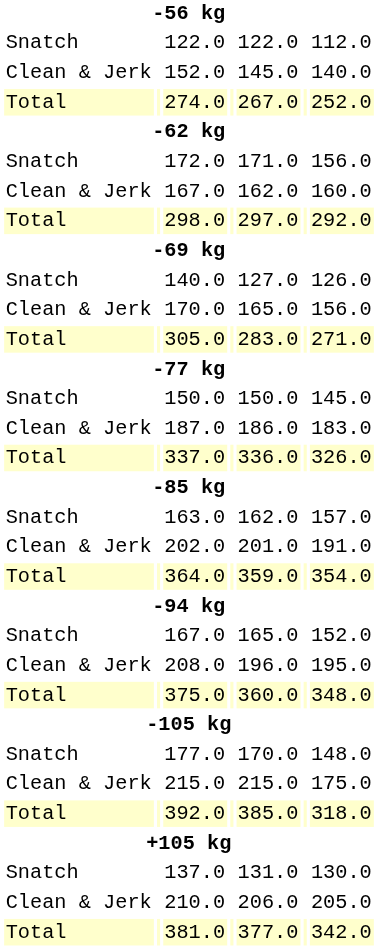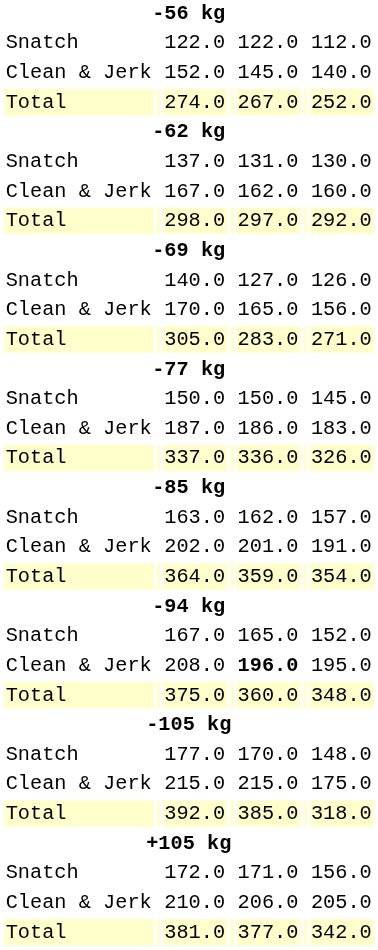rows swapped: (42, 873) <-> (42, 162)
(268, 665) normal -> (268, 665) bold
